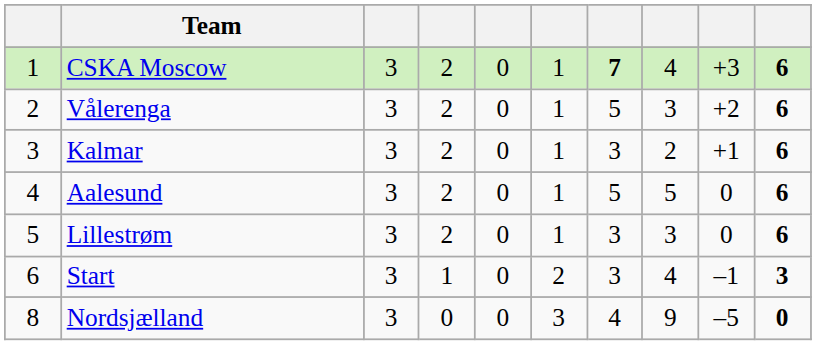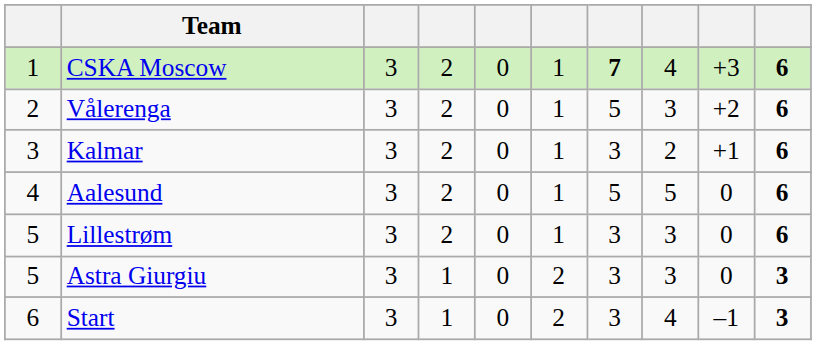+ row: (136, 276)
- row: (135, 318)
